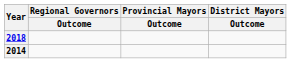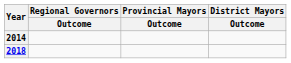rows swapped: (16, 51) <-> (16, 38)
